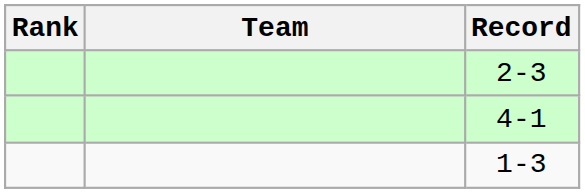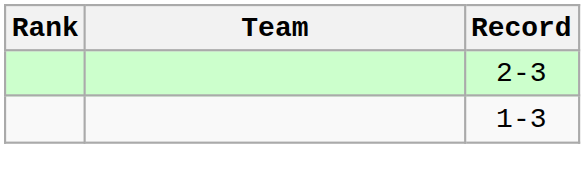- row: (521, 119)
